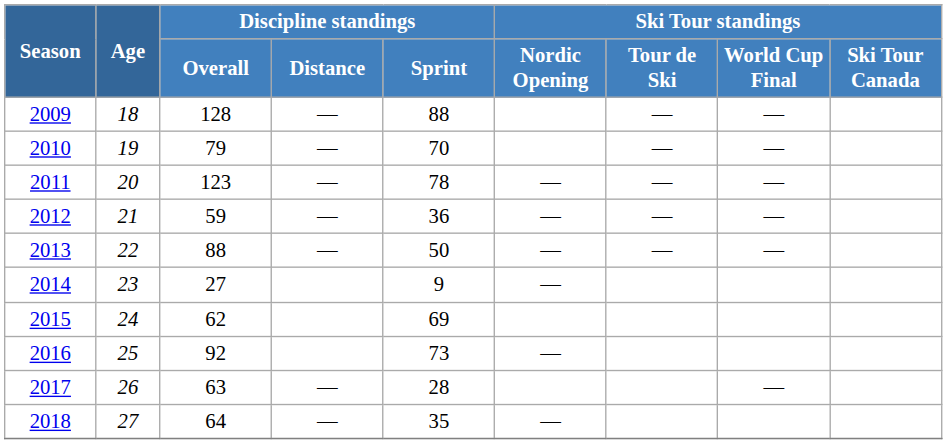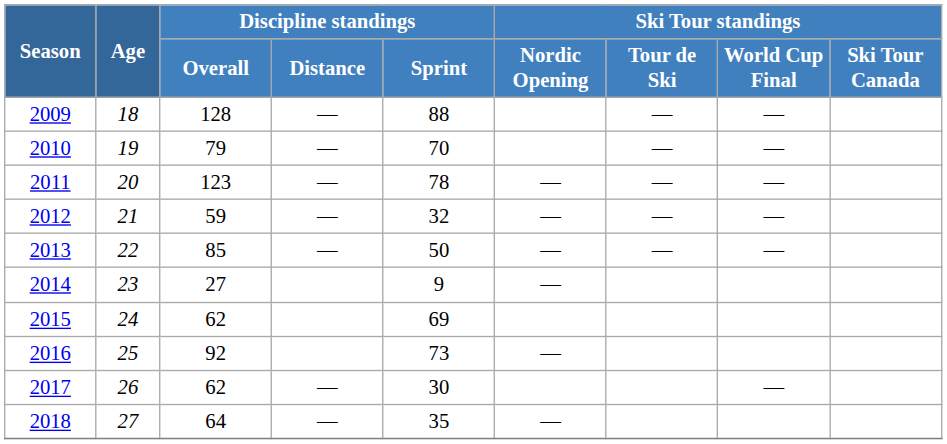(439, 216) 36 -> (439, 216) 32
(216, 250) 88 -> (216, 250) 85
(216, 387) 63 -> (216, 387) 62
(439, 387) 28 -> (439, 387) 30
